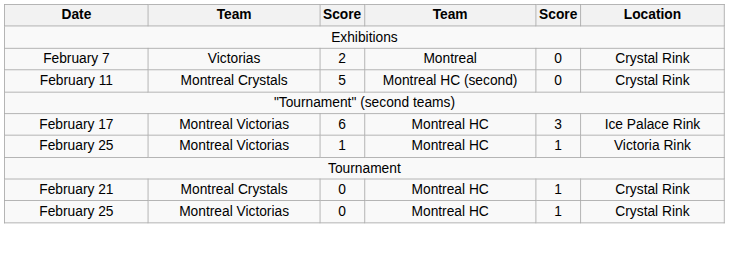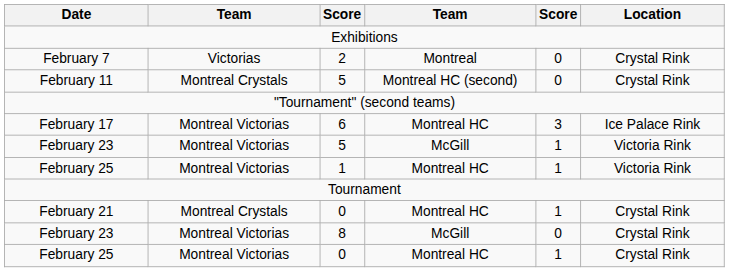+ row: (76, 146)
+ row: (76, 233)
